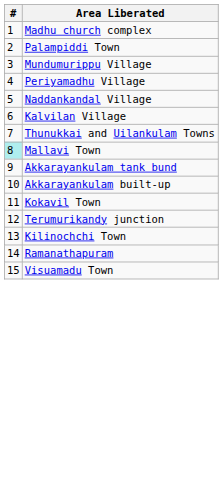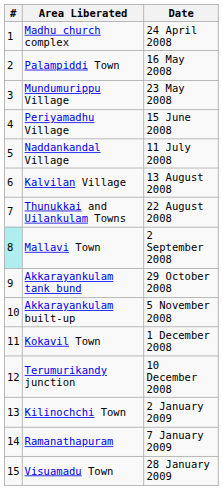+ column: (181, 13)
